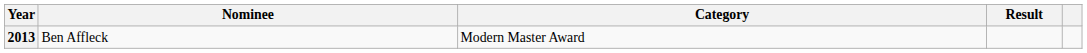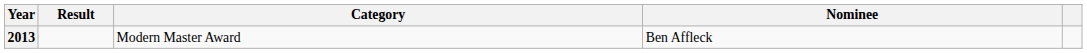columns swapped: (248, 15) <-> (1024, 15)
